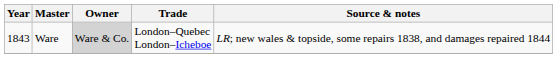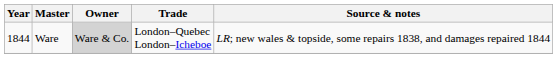(18, 37) 1843 -> (18, 37) 1844
